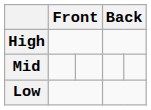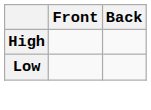- row: (27, 67)
